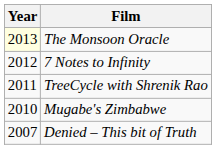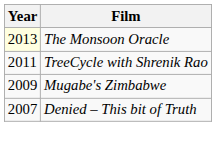- row: (97, 62)
(23, 109) 2010 -> (23, 86) 2009
